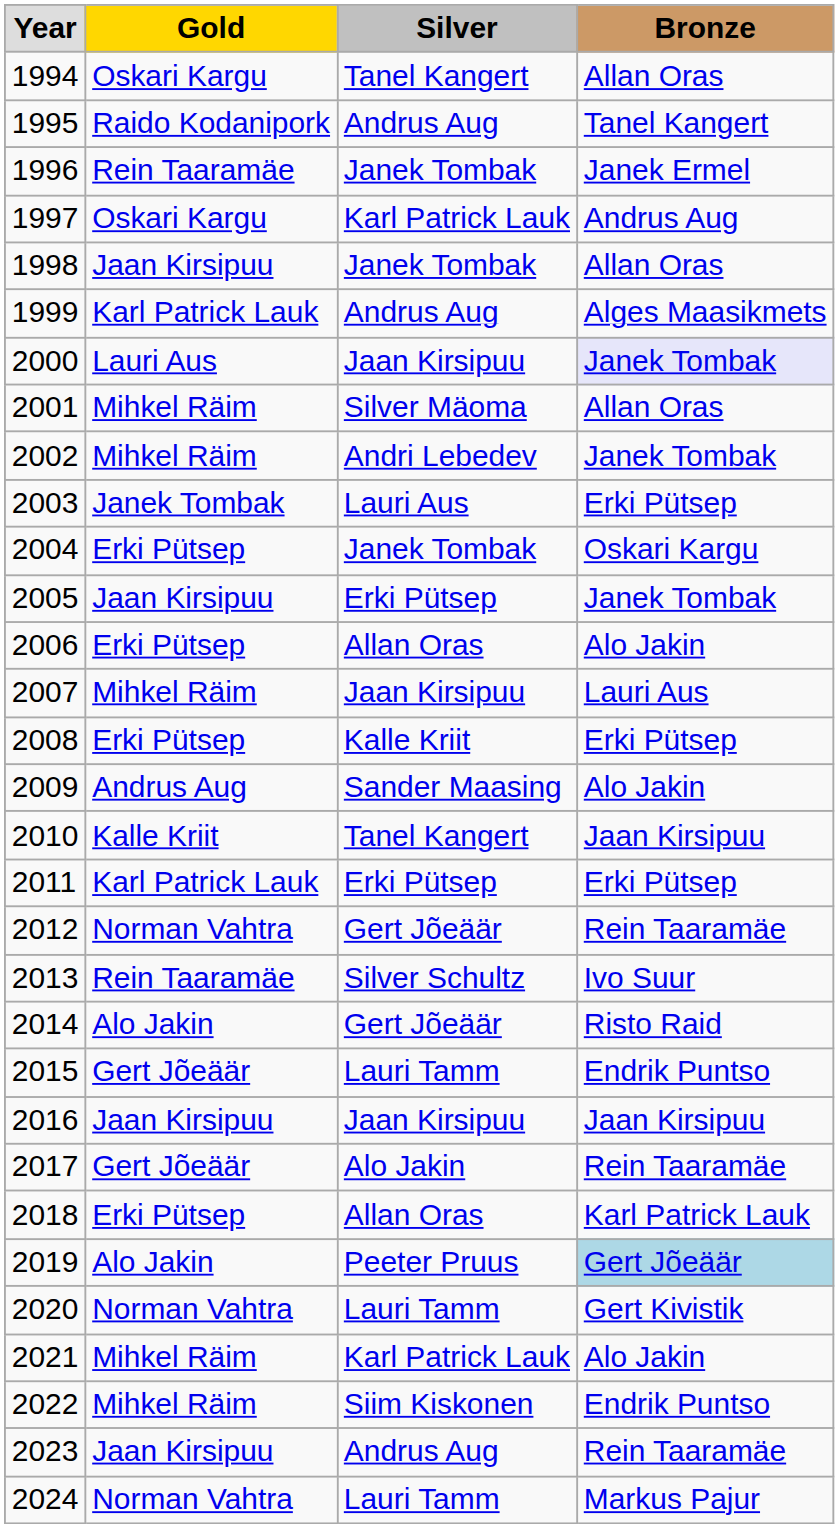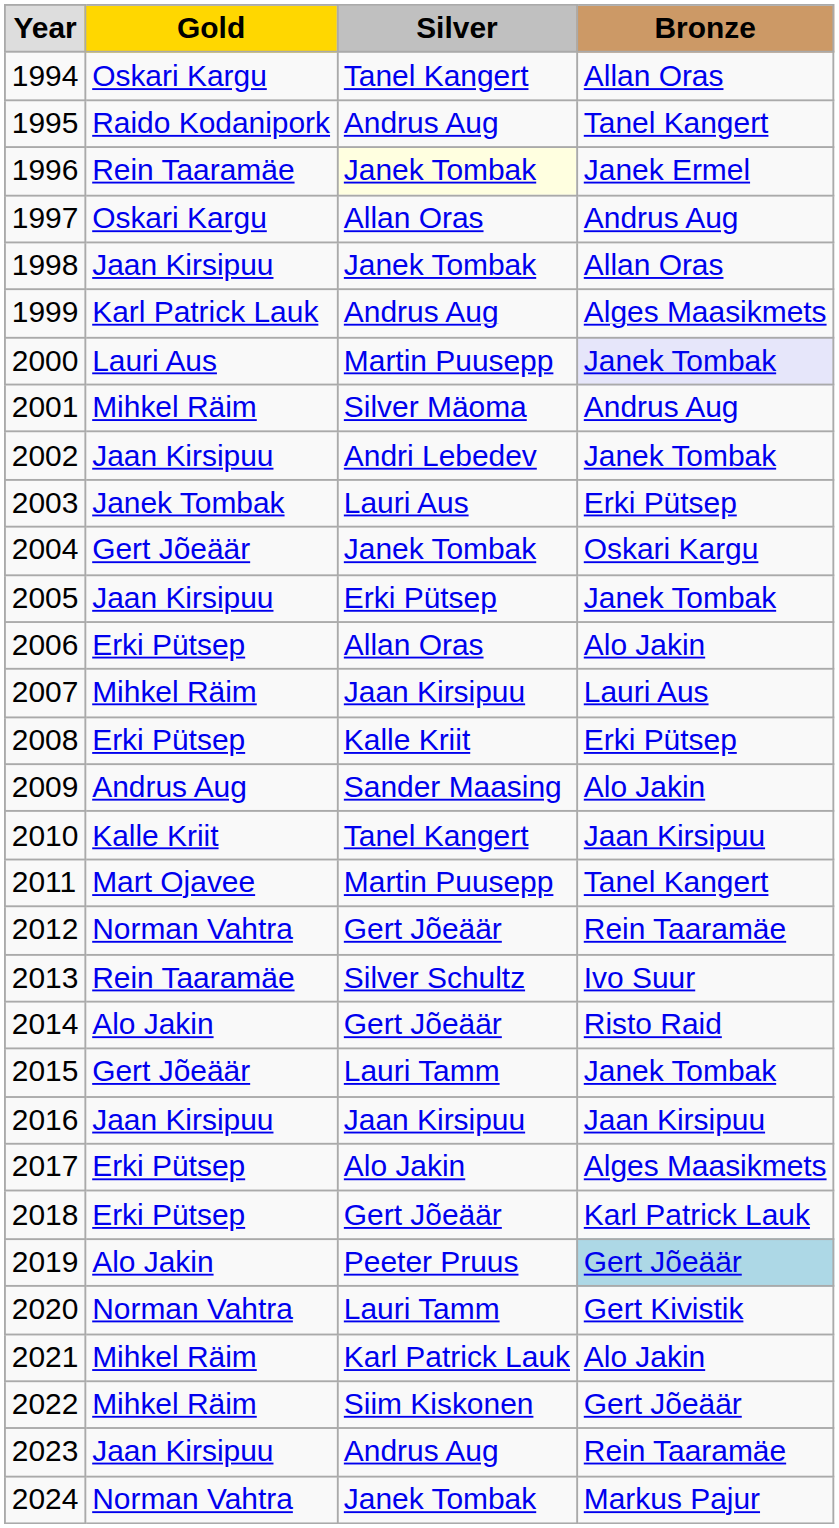(440, 170) no background -> (440, 170) lightyellow background
(457, 218) Karl Patrick Lauk -> (414, 218) Allan Oras
(434, 360) Jaan Kirsipuu -> (449, 360) Martin Puusepp
(654, 407) Allan Oras -> (661, 407) Andrus Aug
(174, 455) Mihkel Räim -> (183, 455) Jaan Kirsipuu
(169, 550) Erki Pütsep -> (171, 550) Gert Jõeäär
(205, 882) Karl Patrick Lauk -> (174, 882) Mart Ojavee
(420, 882) Erki Pütsep -> (449, 882) Martin Puusepp
(660, 882) Erki Pütsep -> (676, 882) Tanel Kangert
(677, 1072) Endrik Puntso -> (680, 1072) Janek Tombak
(171, 1167) Gert Jõeäär -> (169, 1167) Erki Pütsep
(685, 1167) Rein Taaramäe -> (705, 1167) Alges Maasikmets
(414, 1214) Allan Oras -> (423, 1214) Gert Jõeäär
(677, 1404) Endrik Puntso -> (663, 1404) Gert Jõeäär
(422, 1499) Lauri Tamm -> (440, 1499) Janek Tombak
